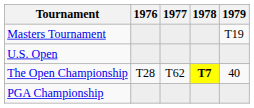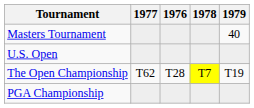columns swapped: (145, 14) <-> (175, 14)
(234, 34) T19 -> (234, 34) 40
(205, 73) bold -> (205, 73) normal
(234, 73) 40 -> (234, 73) T19
